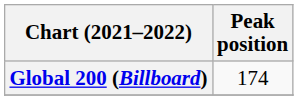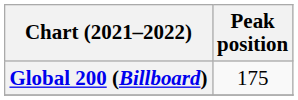(253, 77) 174 -> (253, 77) 175
